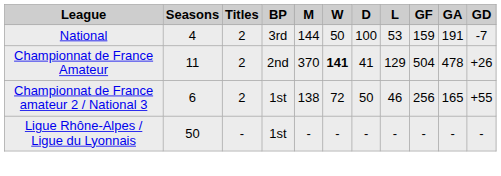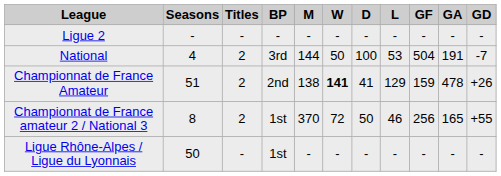+ row: (84, 35)
(424, 35) 159 -> (424, 55) 504
(192, 63) 11 -> (192, 83) 51
(309, 63) 370 -> (309, 83) 138
(424, 63) 504 -> (424, 83) 159
(192, 98) 6 -> (192, 118) 8
(309, 98) 138 -> (309, 118) 370
